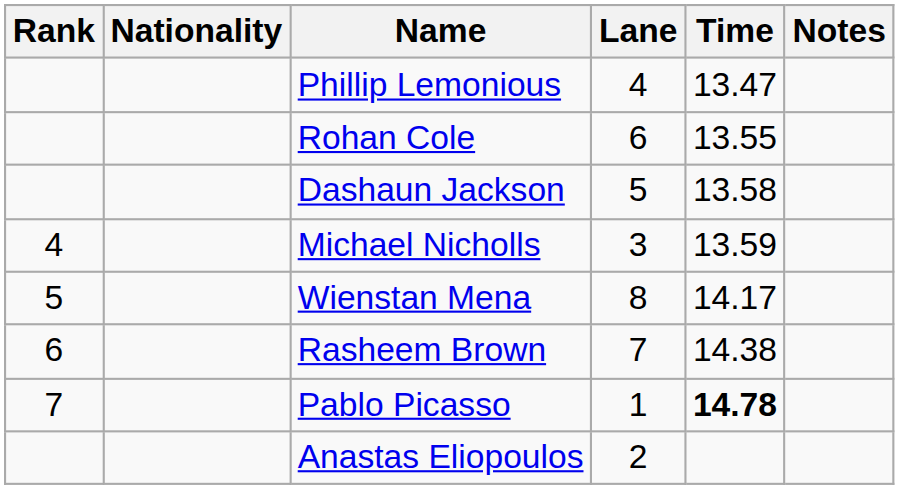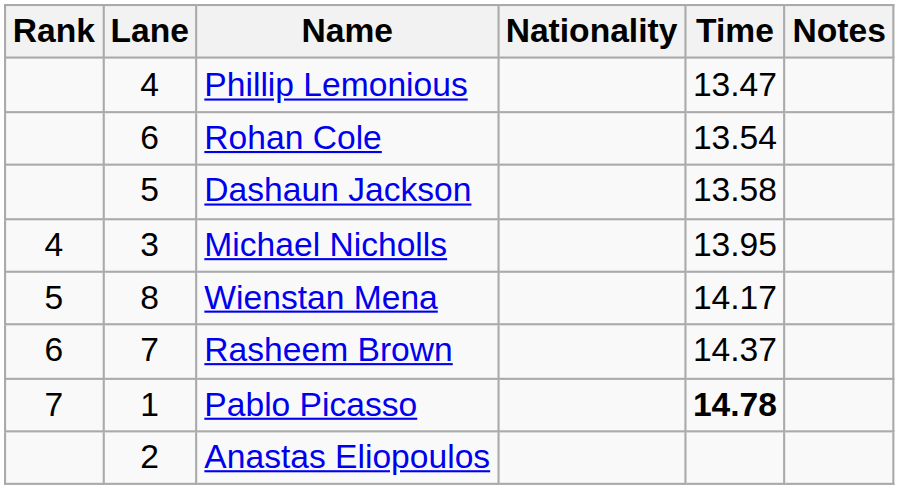columns swapped: (638, 31) <-> (196, 31)
(735, 137) 13.55 -> (735, 137) 13.54
(735, 244) 13.59 -> (735, 244) 13.95
(735, 350) 14.38 -> (735, 350) 14.37
